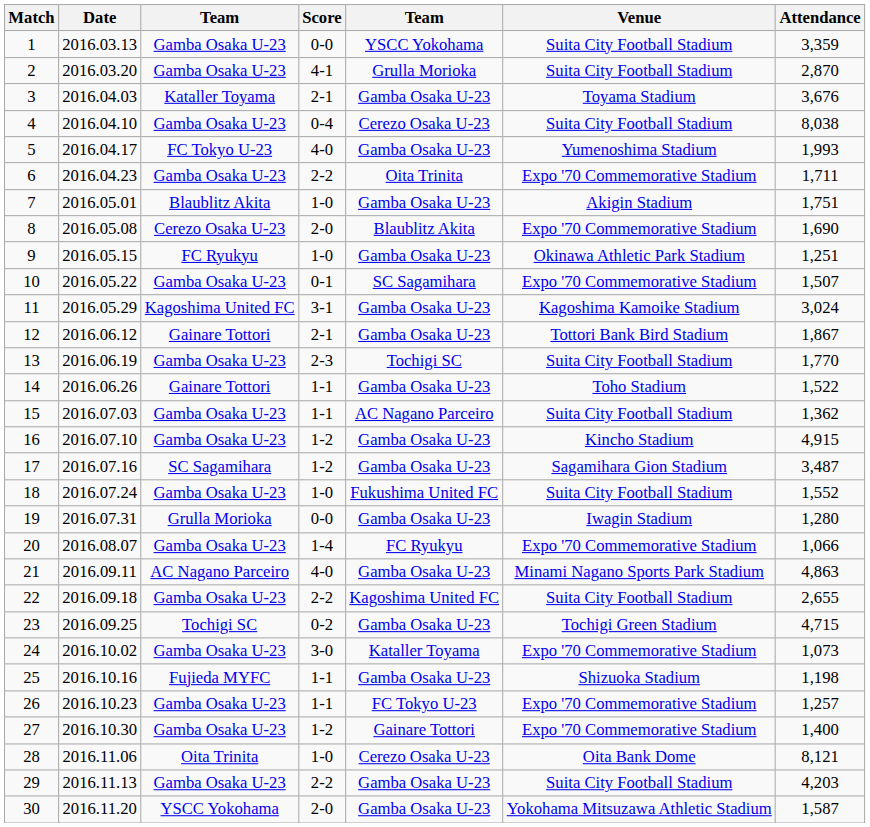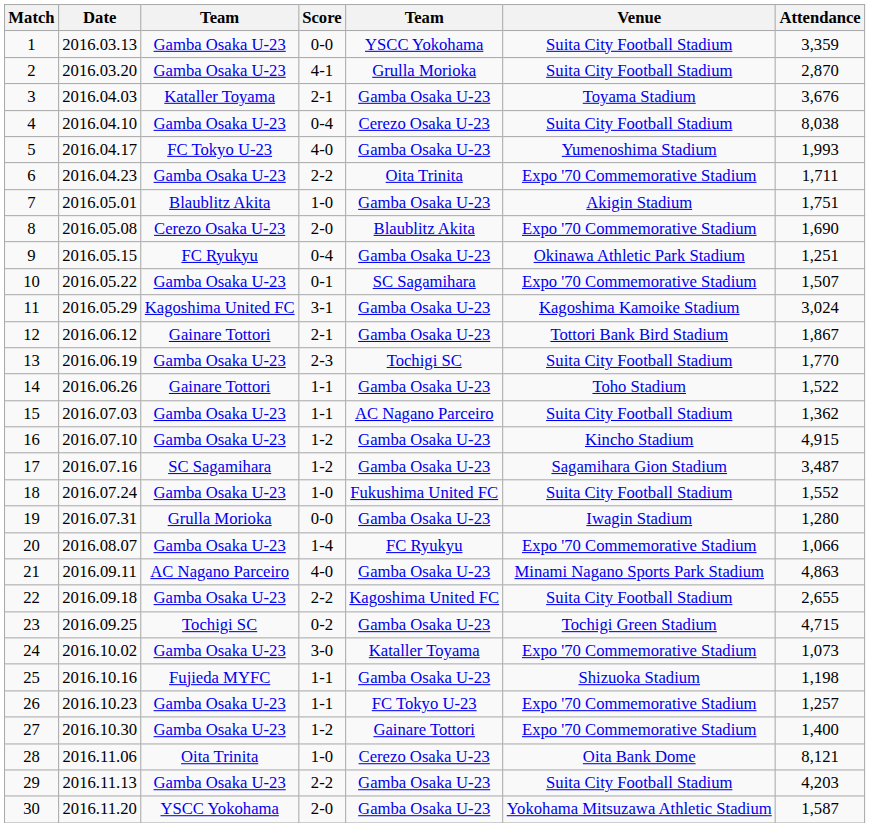(322, 255) 1-0 -> (322, 255) 0-4
